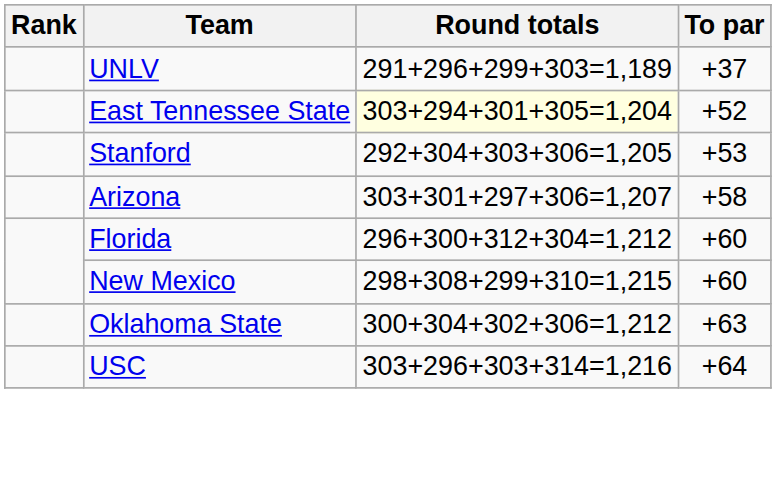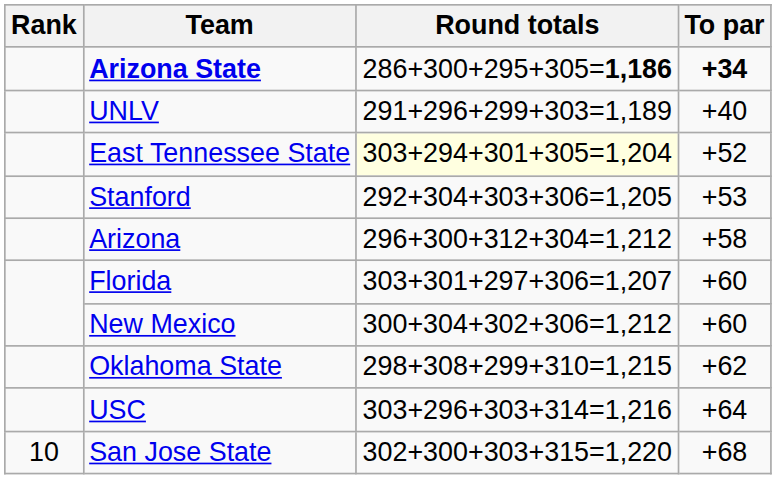+ row: (175, 68)
(724, 68) +37 -> (724, 111) +40
(517, 196) 303+301+297+306=1,207 -> (517, 238) 296+300+312+304=1,212
(517, 238) 296+300+312+304=1,212 -> (517, 281) 303+301+297+306=1,207
(517, 281) 298+308+299+310=1,215 -> (517, 324) 300+304+302+306=1,212
(517, 324) 300+304+302+306=1,212 -> (517, 366) 298+308+299+310=1,215
(724, 324) +63 -> (724, 366) +62
+ row: (180, 452)
